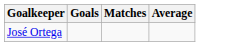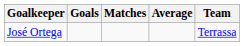+ column: (217, 13)
